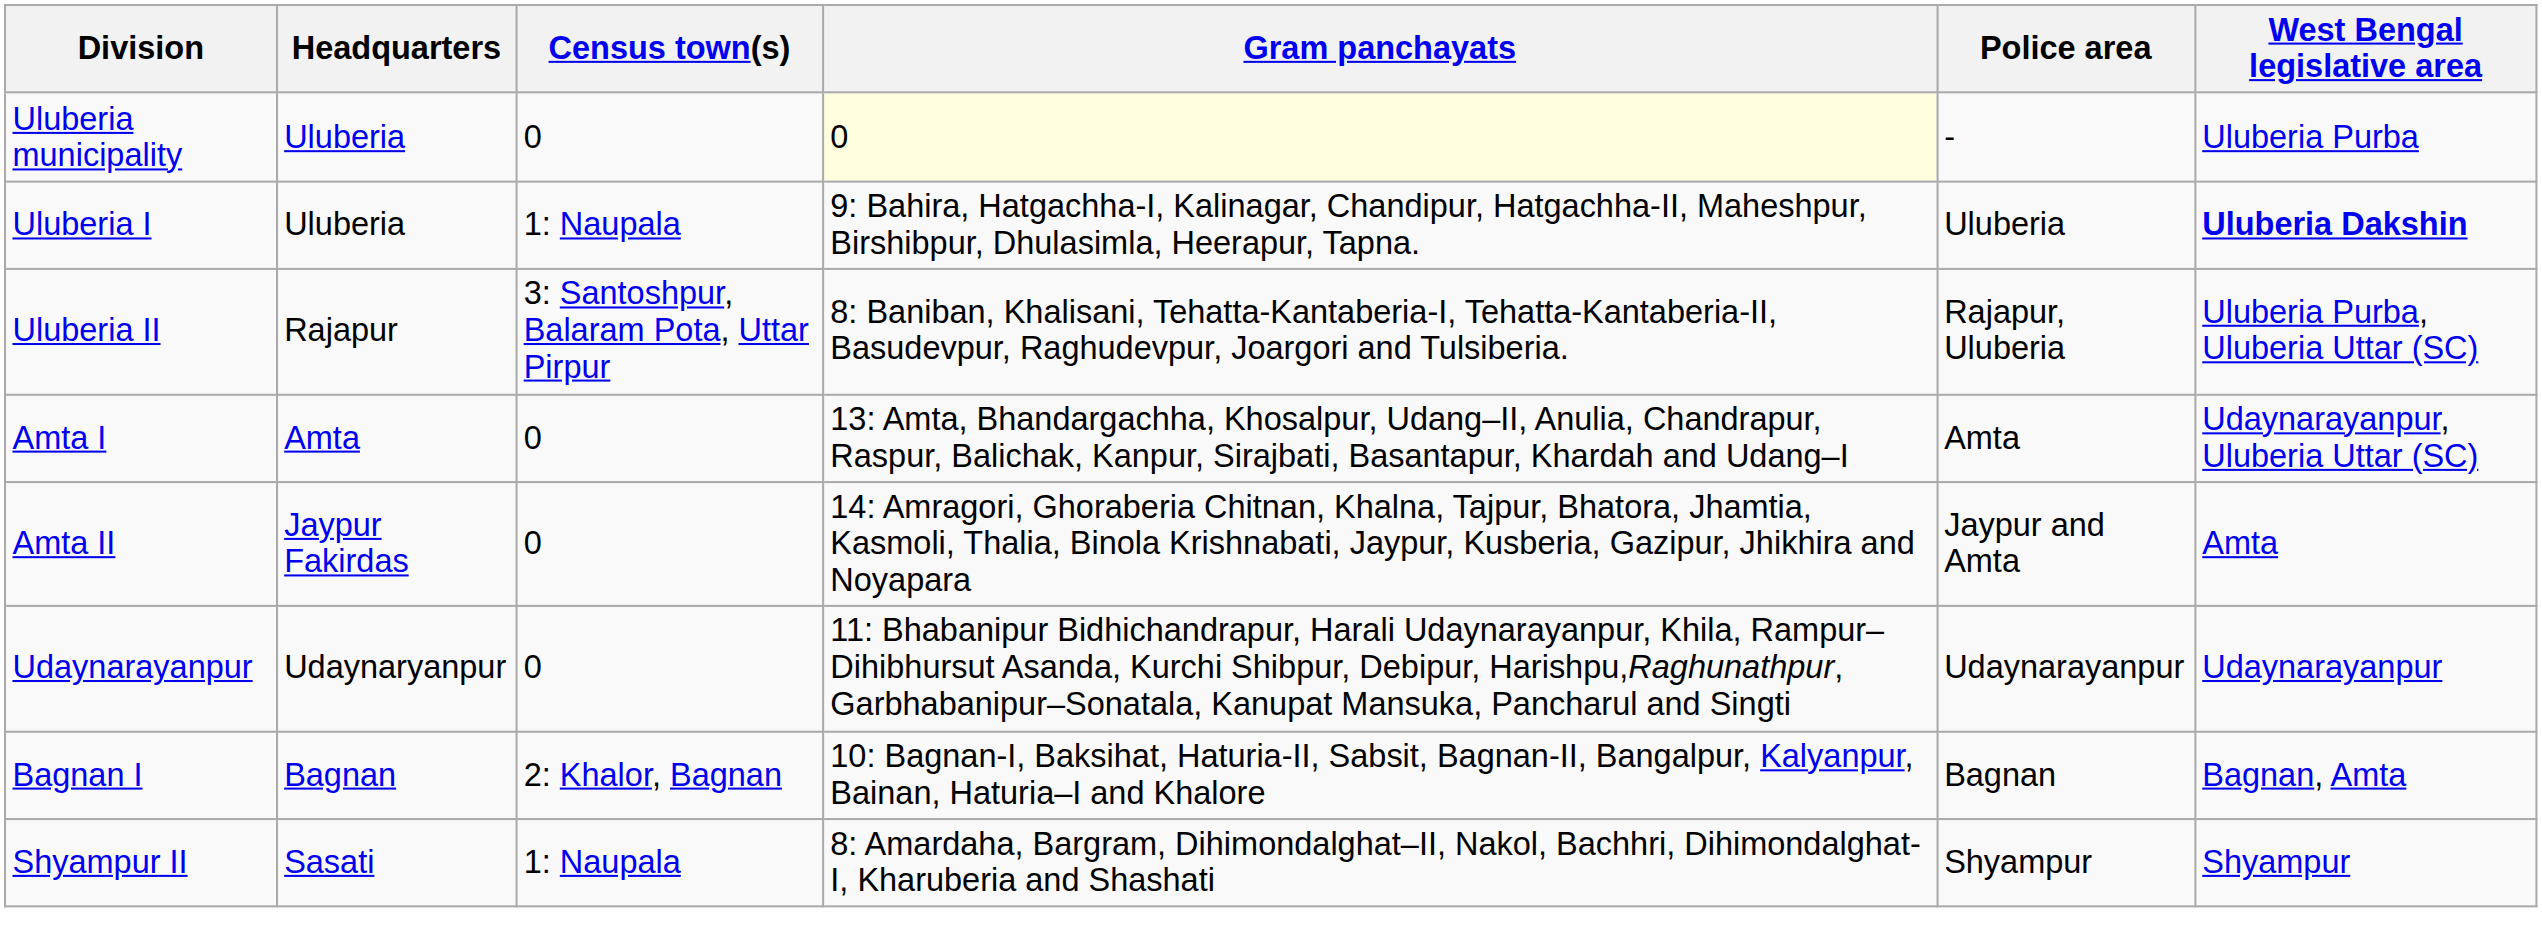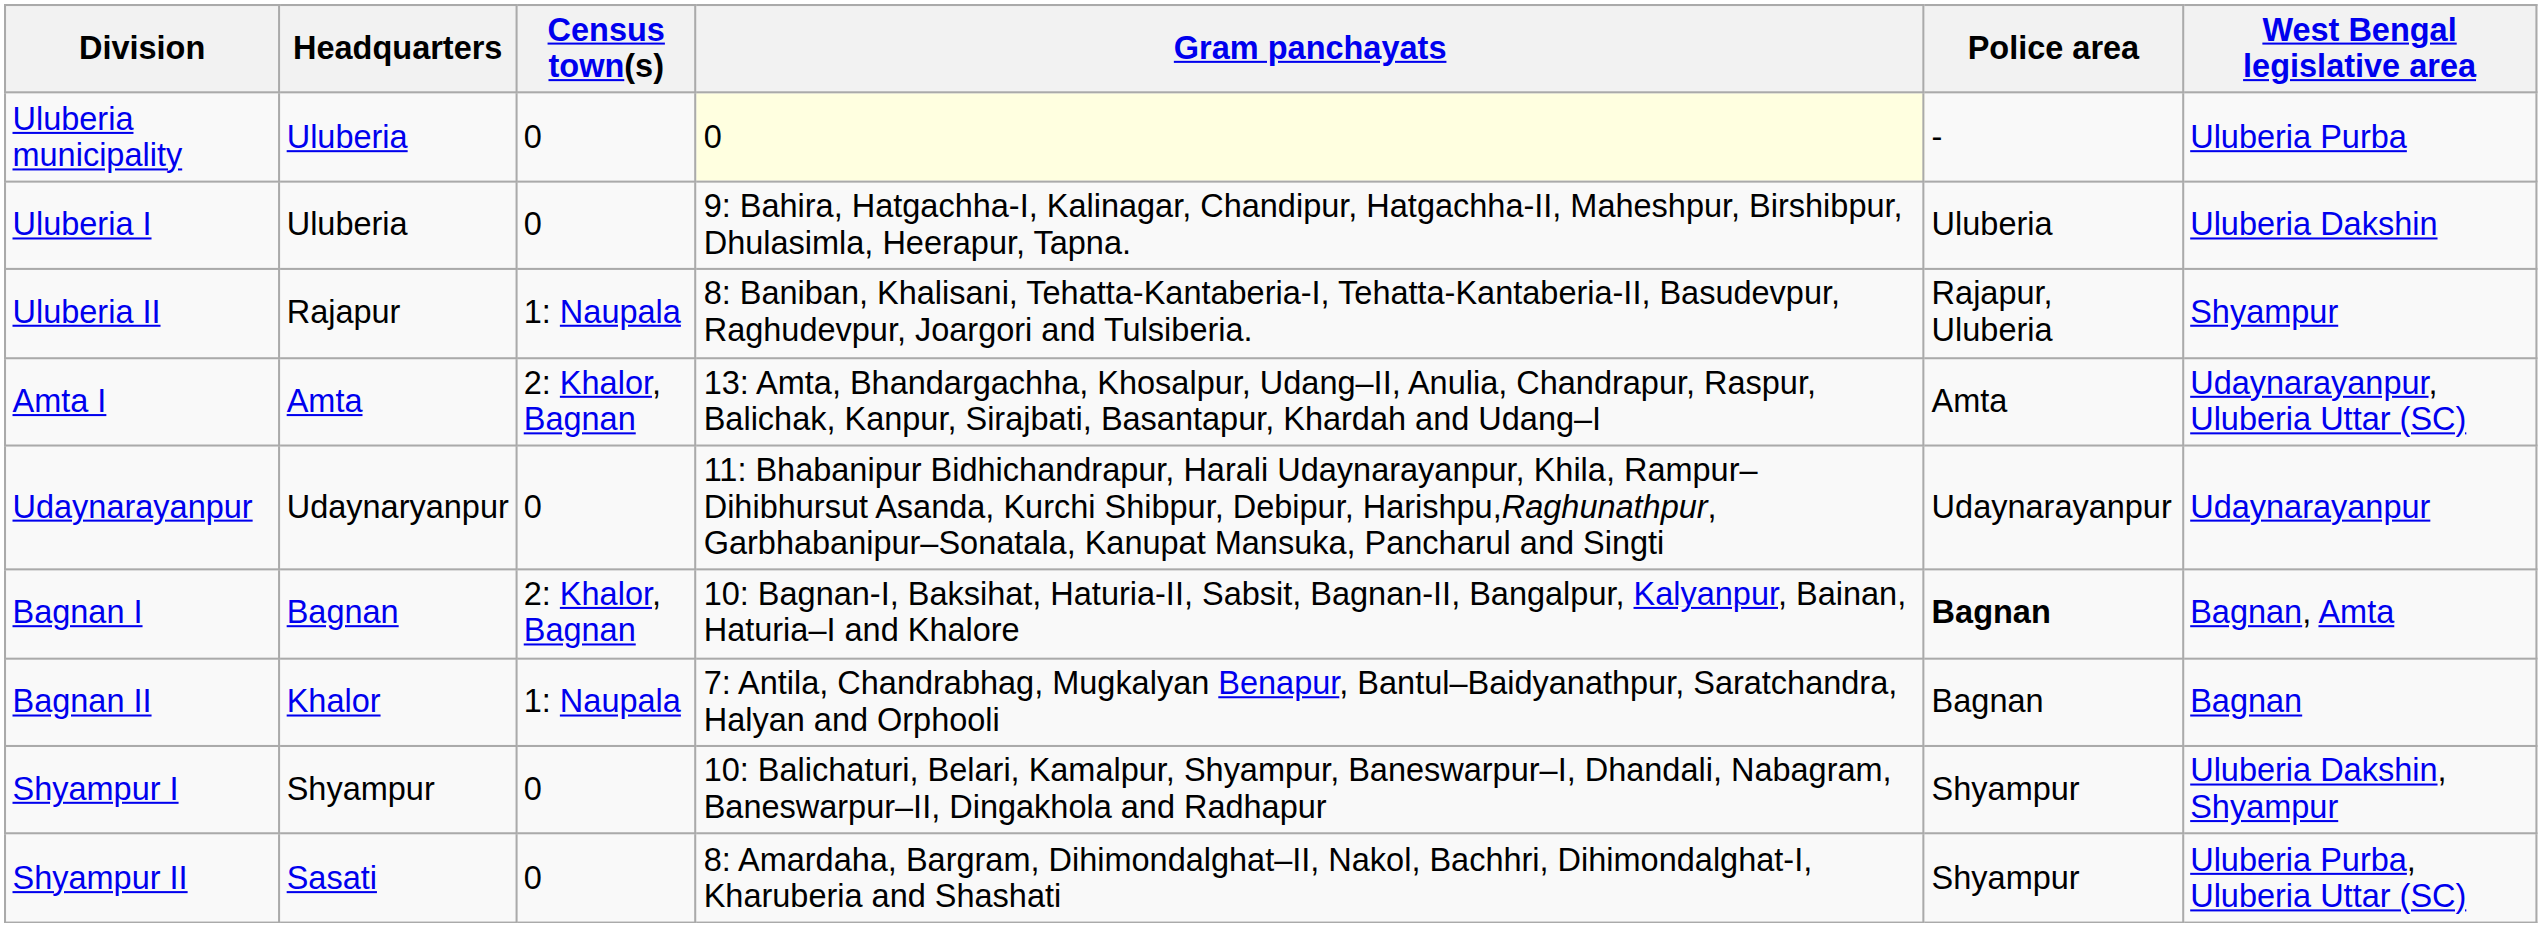(602, 224) 1: Naupala -> (533, 224) 0
(2335, 224) bold -> (2314, 224) normal
(666, 330) 3: Santoshpur, Balaram Pota, Uttar Pirpur -> (602, 312) 1: Naupala
(2340, 330) Uluberia Purba, Uluberia Uttar (SC) -> (2264, 312) Shyampur
(533, 437) 0 -> (592, 400) 2: Khalor, Bagnan
- row: (64, 543)
(2000, 774) normal -> (1991, 613) bold
+ row: (82, 701)
+ row: (96, 789)
(602, 862) 1: Naupala -> (533, 877) 0
(2276, 862) Shyampur -> (2328, 877) Uluberia Purba, Uluberia Uttar (SC)
